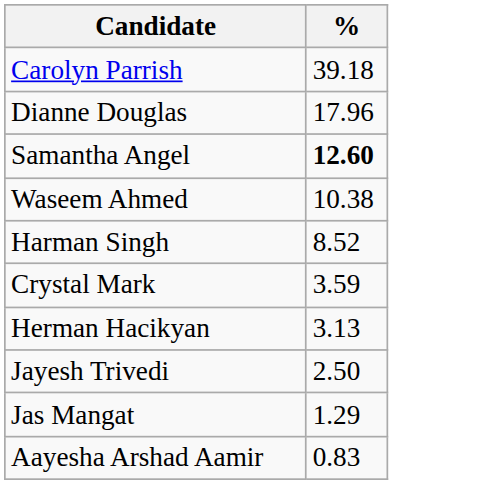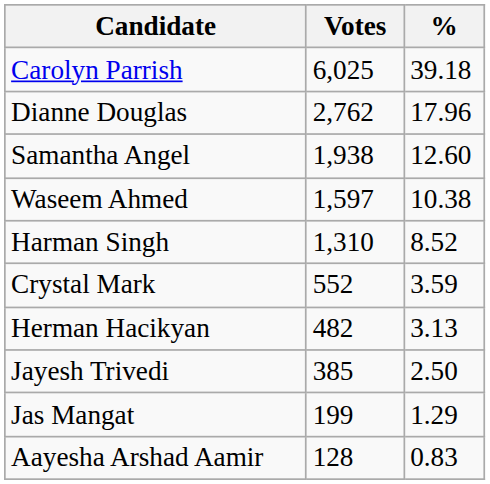+ column: (355, 26)
(343, 155) bold -> (441, 155) normal
